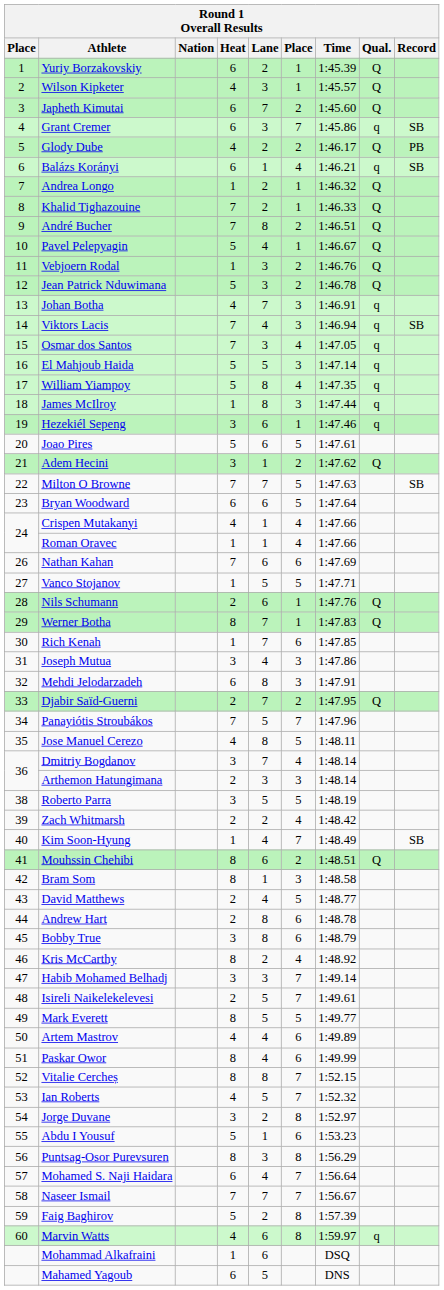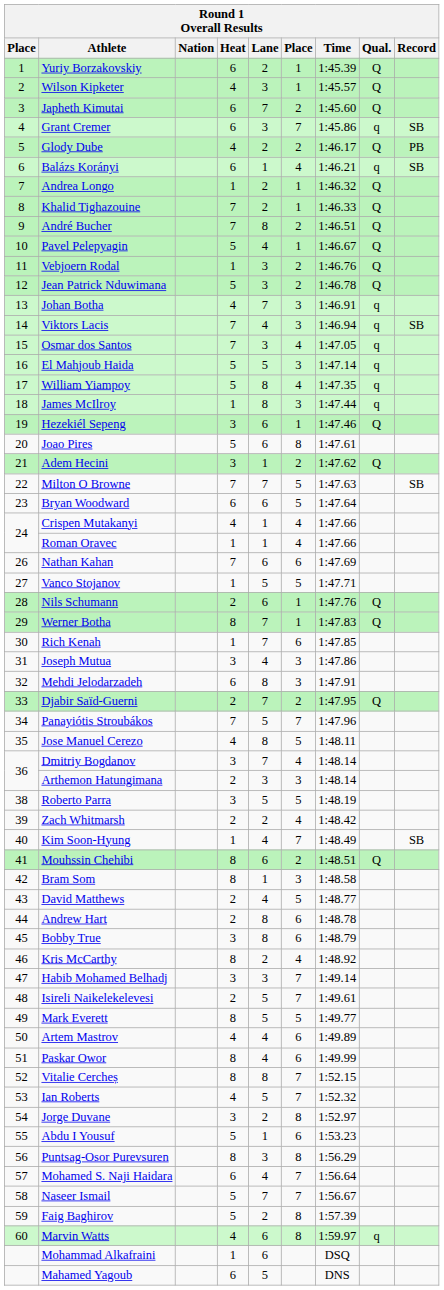(377, 424) q -> (377, 424) Q
(298, 444) 5 -> (298, 444) 8
(233, 1196) 7 -> (233, 1196) 5
